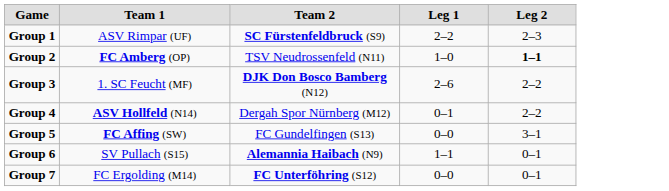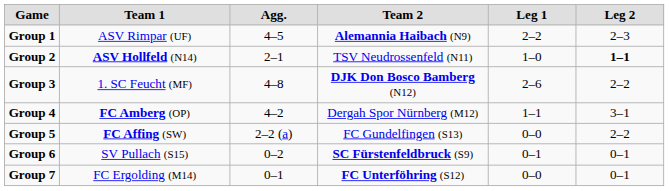+ column: (274, 14)
(315, 35) SC Fürstenfeldbruck (S9) -> (403, 35) Alemannia Haibach (N9)
(145, 56) FC Amberg (OP) -> (145, 56) ASV Hollfeld (N14)
(145, 112) ASV Hollfeld (N14) -> (145, 112) FC Amberg (OP)
(444, 112) 0–1 -> (532, 112) 1–1
(532, 112) 2–2 -> (620, 112) 3–1
(532, 133) 3–1 -> (620, 133) 2–2
(315, 154) Alemannia Haibach (N9) -> (403, 154) SC Fürstenfeldbruck (S9)
(444, 154) 1–1 -> (532, 154) 0–1
